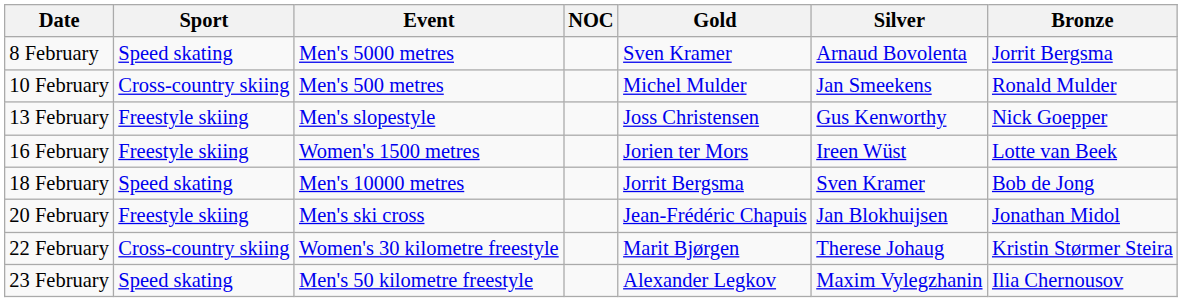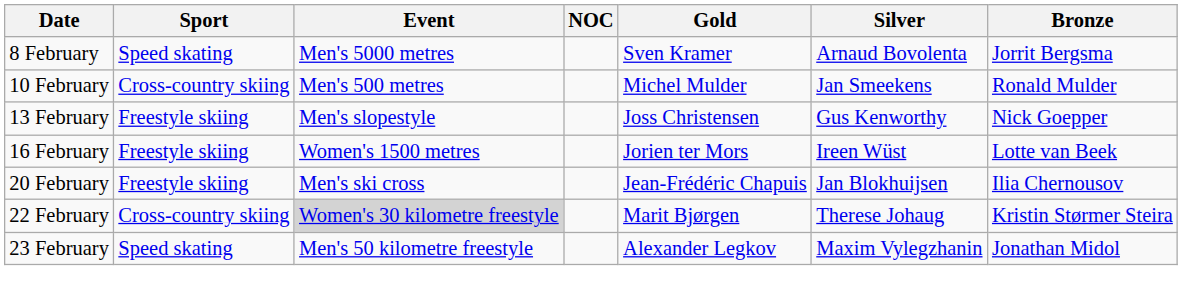- row: (59, 183)
(1056, 215) Jonathan Midol -> (1058, 183) Ilia Chernousov
(429, 248) no background -> (429, 215) lightgrey background
(1058, 280) Ilia Chernousov -> (1056, 248) Jonathan Midol
